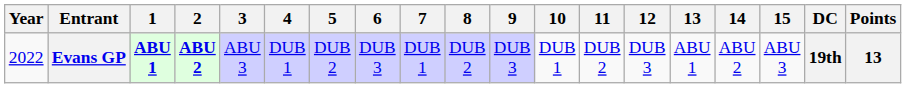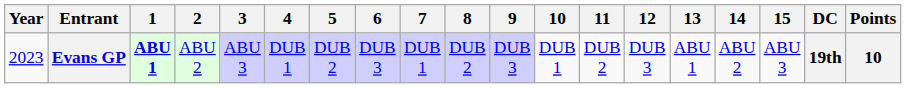(26, 57) 2022 -> (26, 57) 2023
(197, 57) bold -> (197, 57) normal
(873, 57) 13 -> (873, 57) 10
